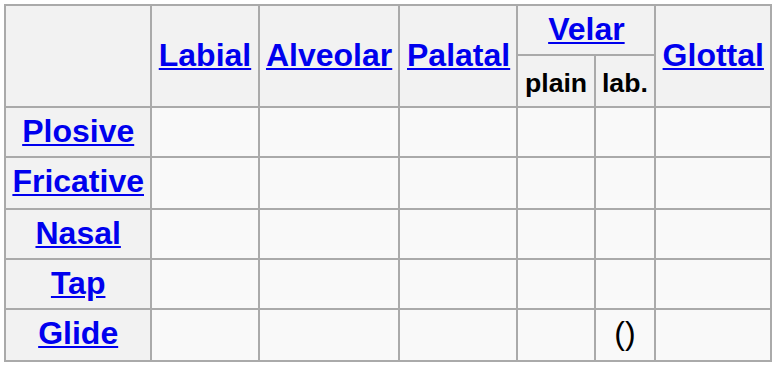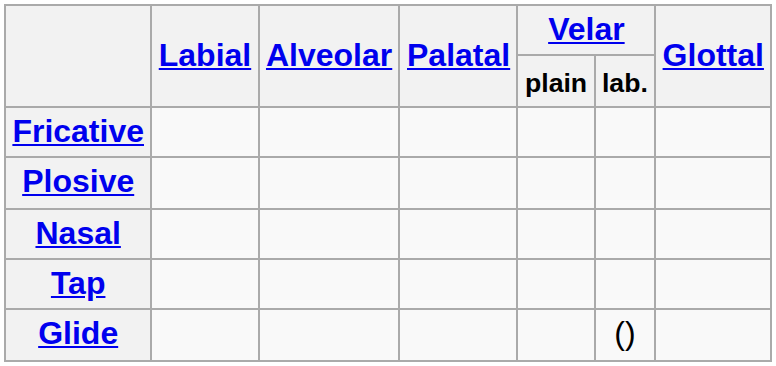rows swapped: (78, 131) <-> (78, 182)
